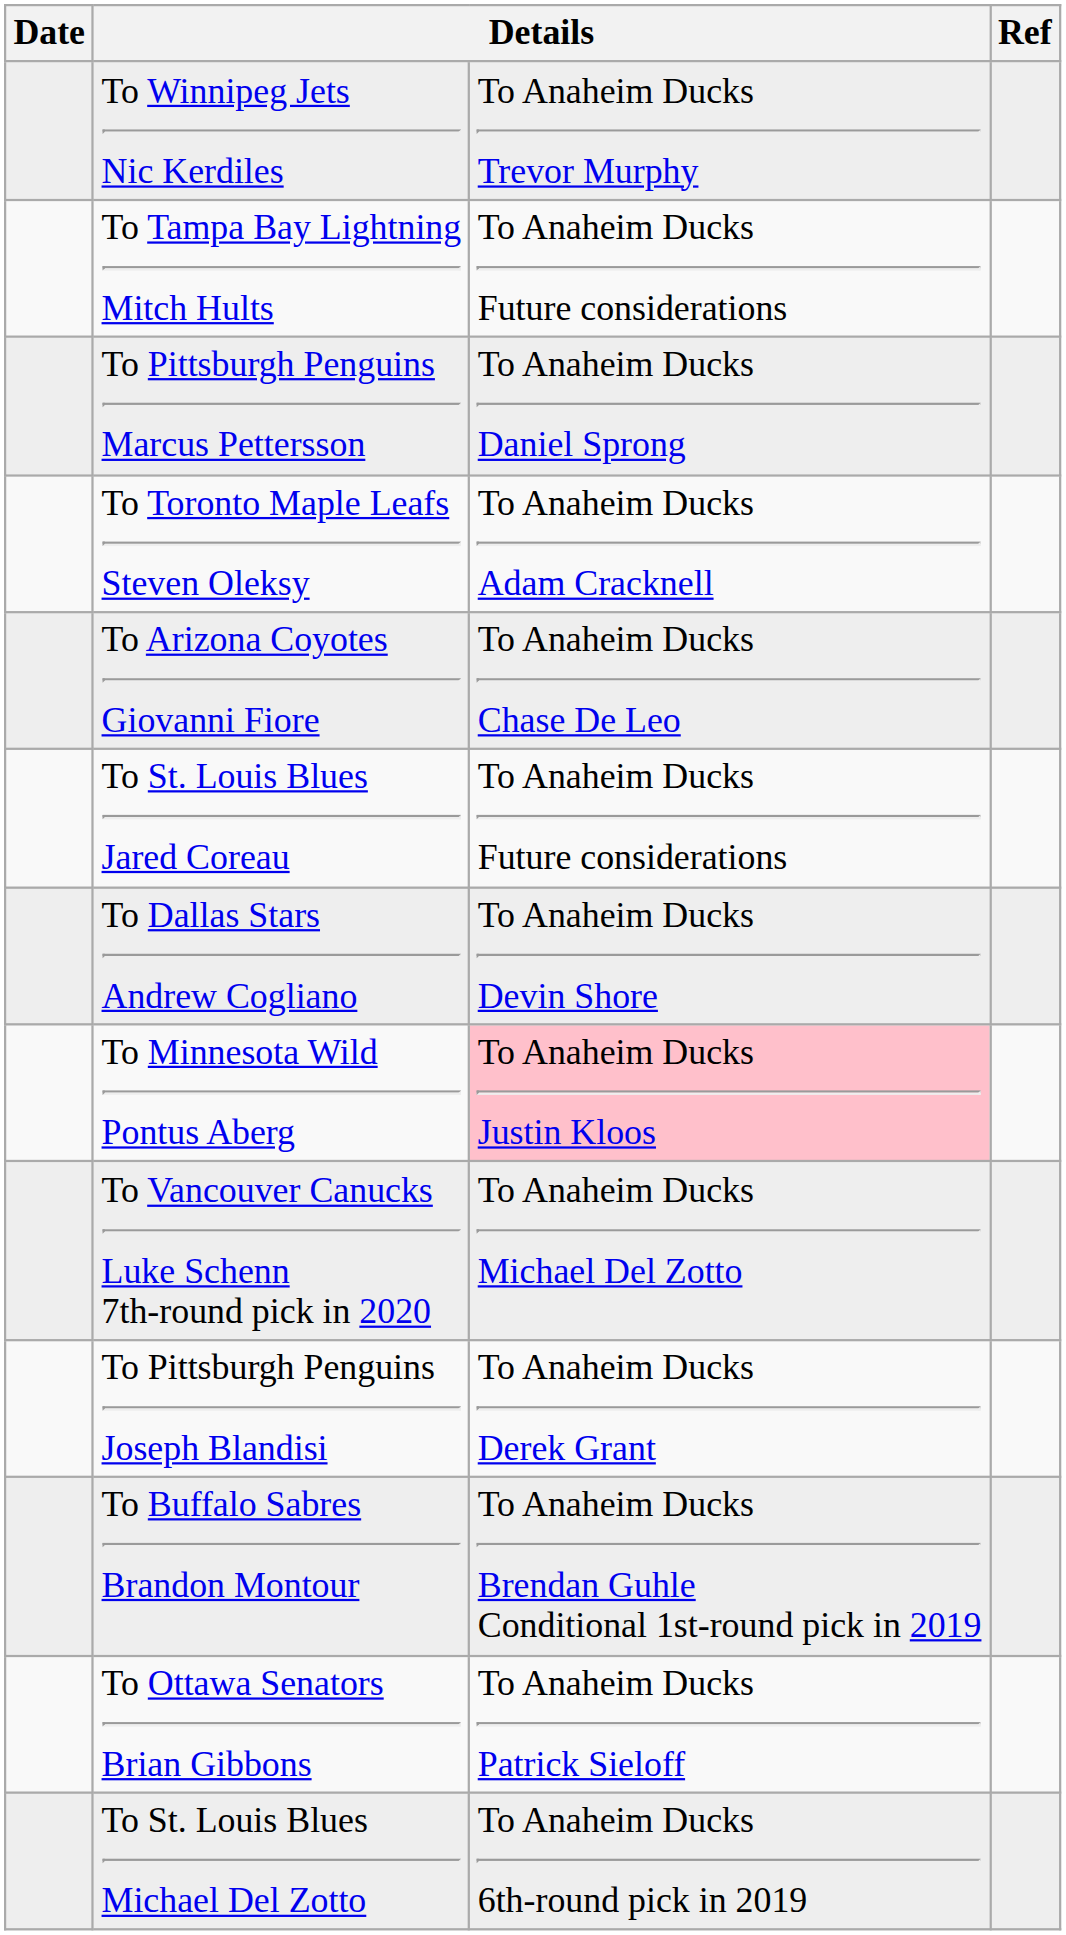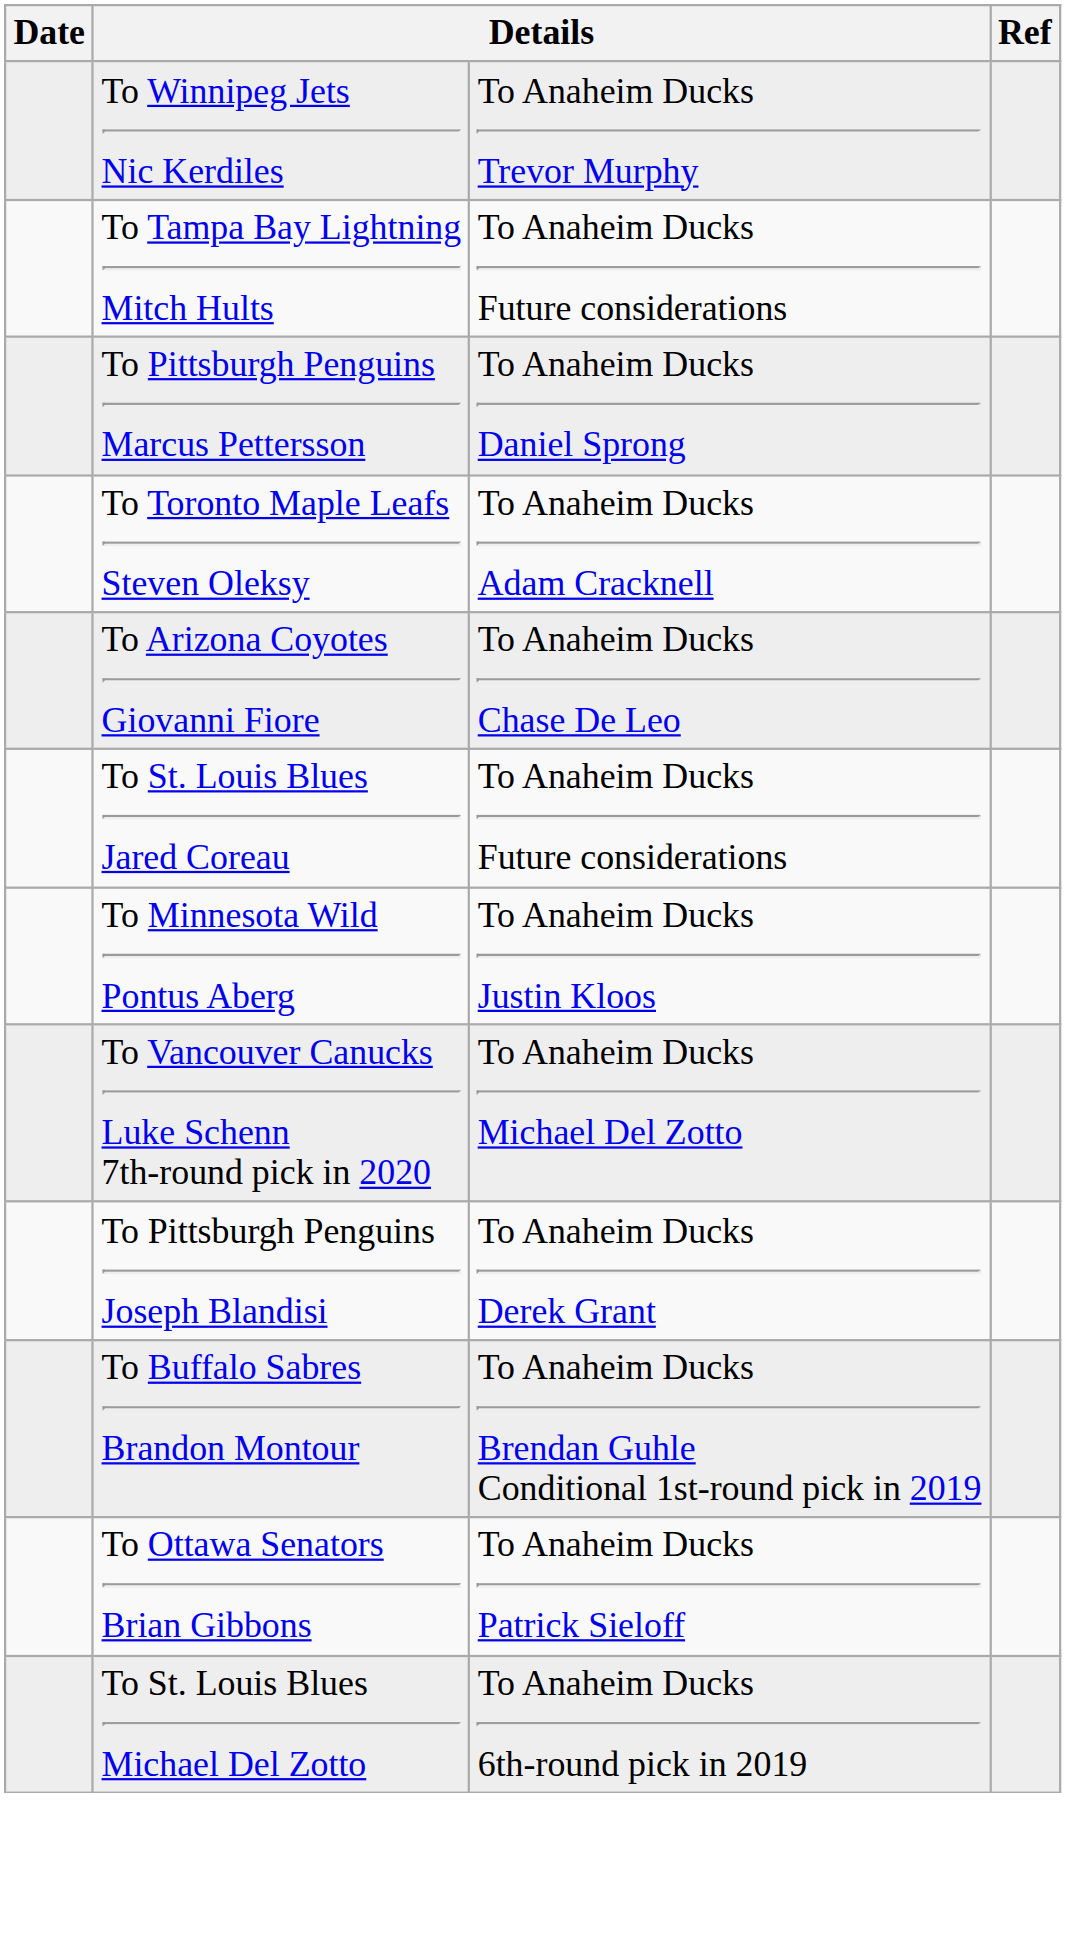- row: (281, 954)
(730, 1092) pink background -> (730, 954) no background
